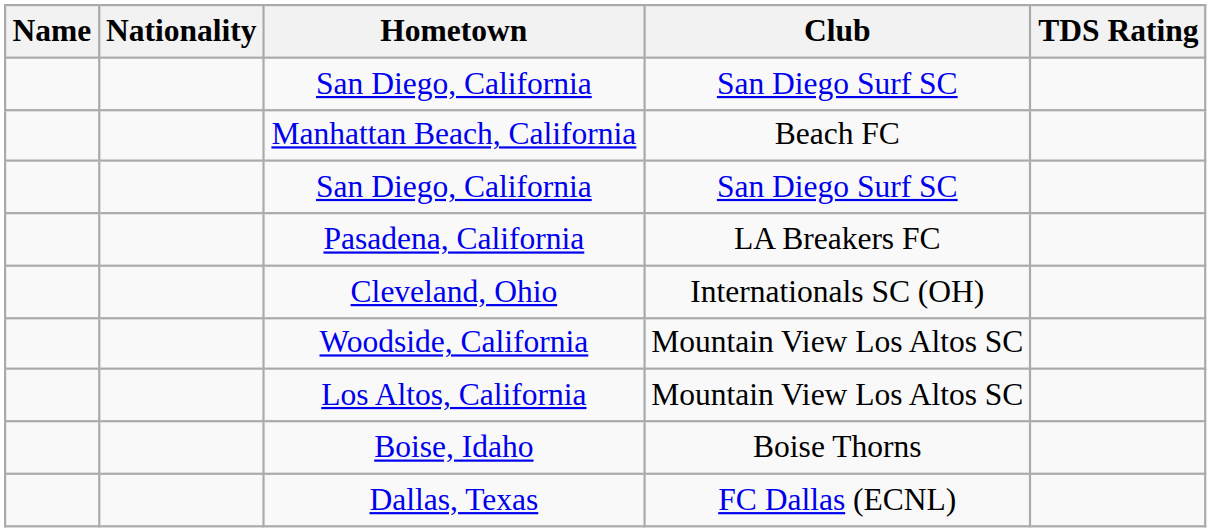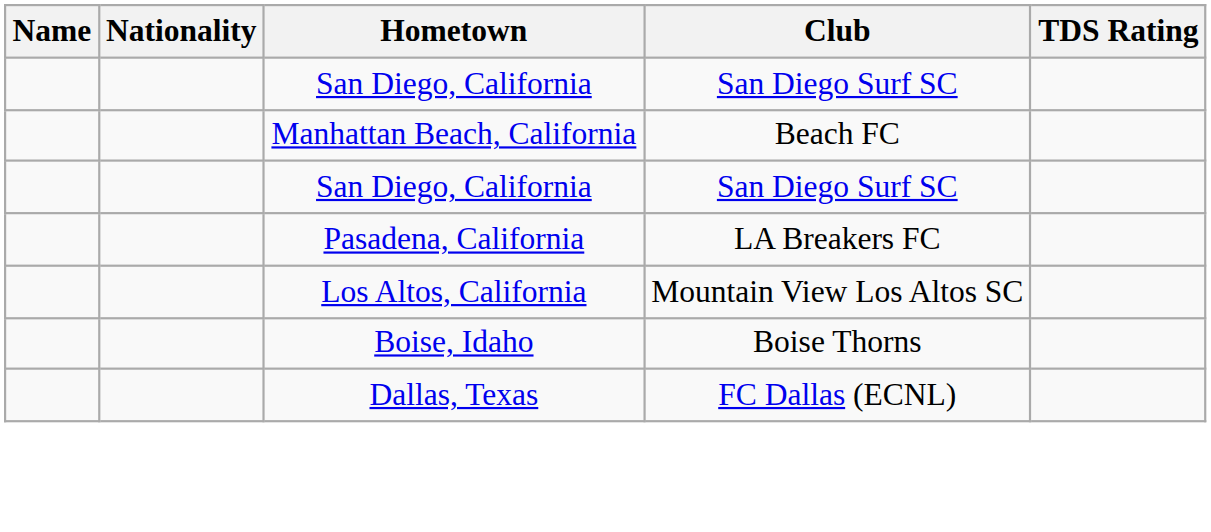- row: (454, 290)
- row: (454, 342)
